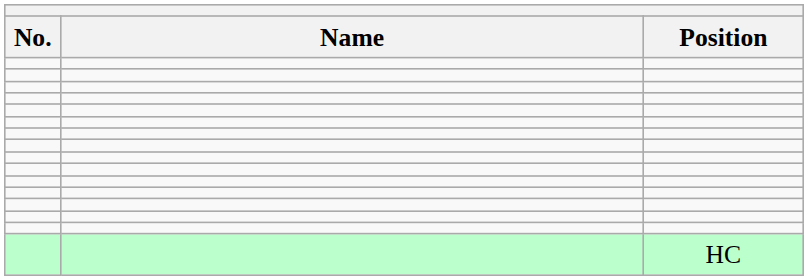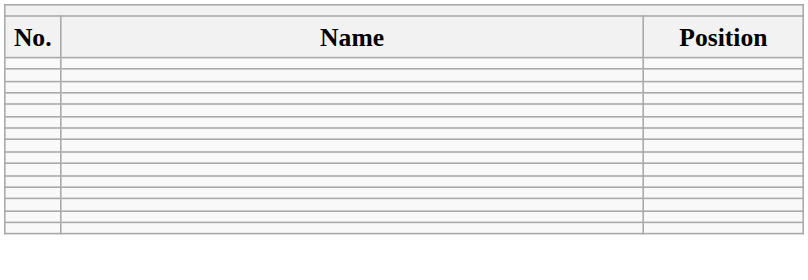- row: (33, 255)
